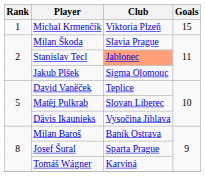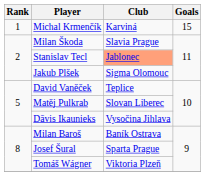(133, 27) Viktoria Plzeň -> (121, 27) Karviná
(121, 164) Karviná -> (133, 164) Viktoria Plzeň
